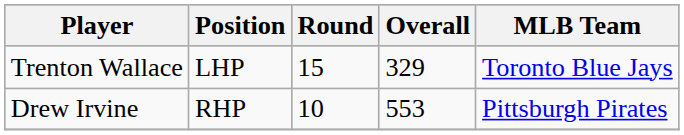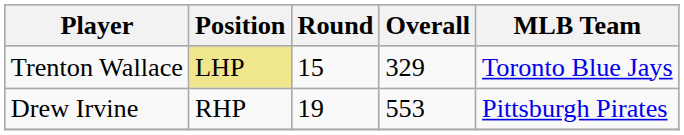(220, 66) no background -> (220, 66) khaki background
(311, 108) 10 -> (311, 108) 19
